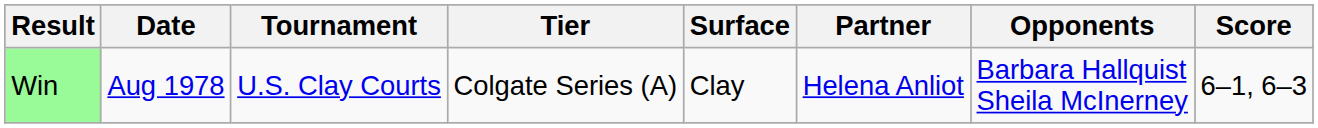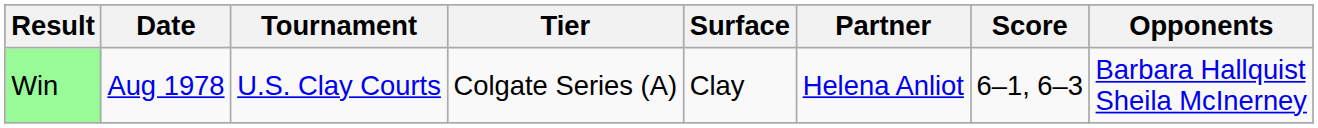columns swapped: (1082, 26) <-> (1254, 26)
